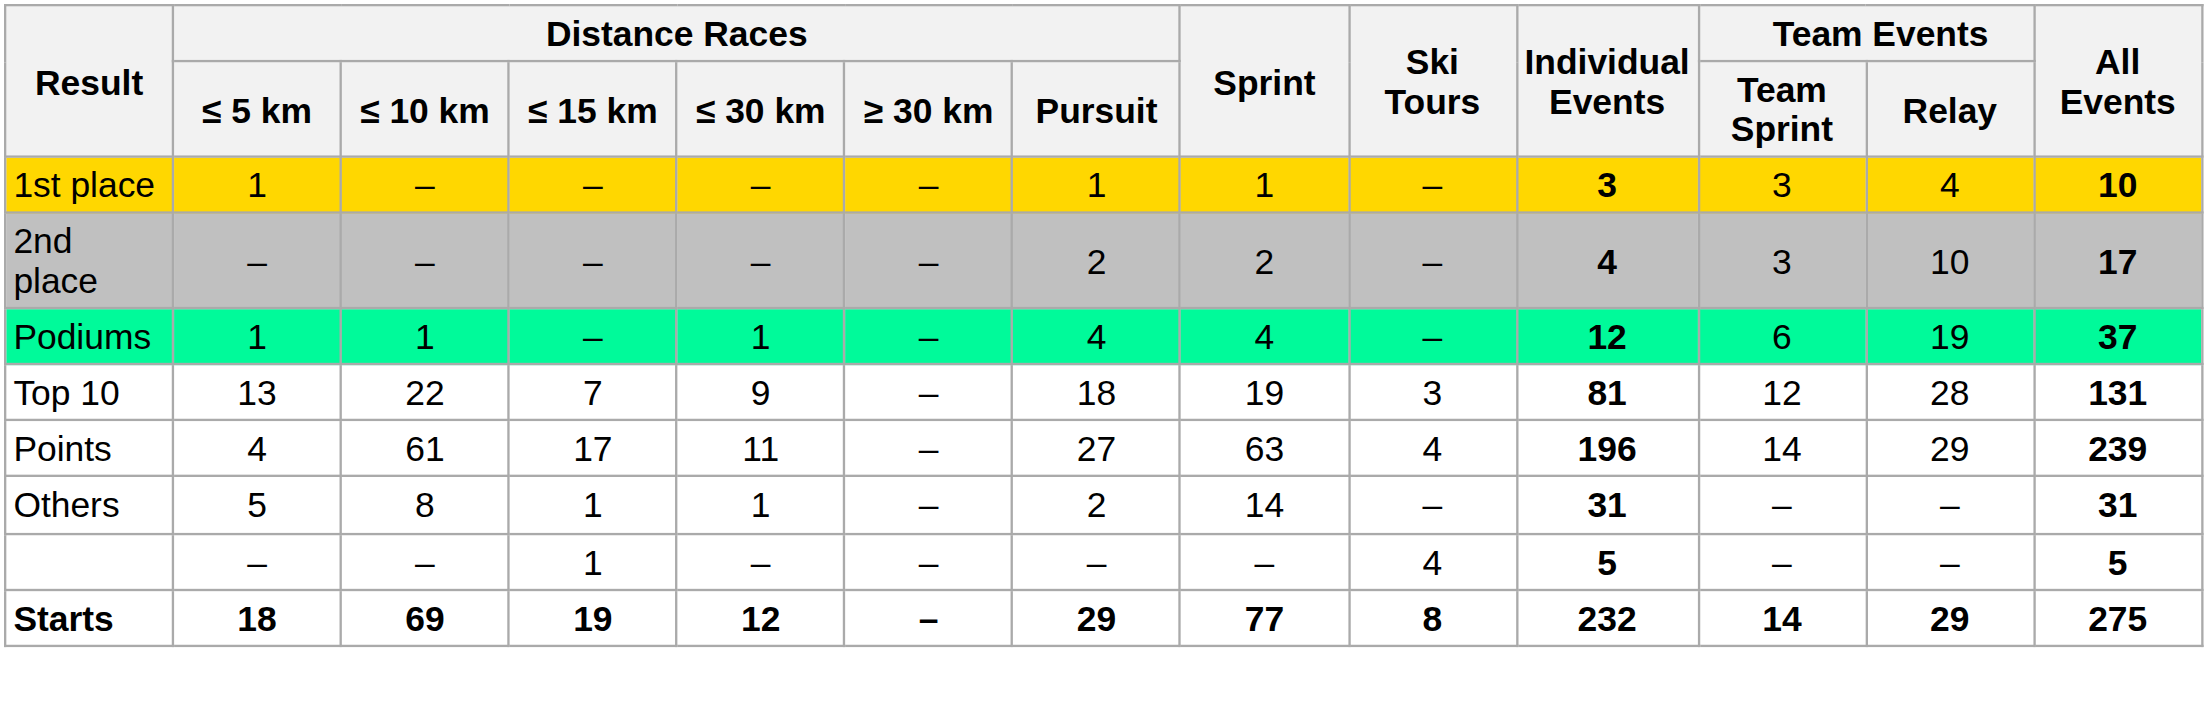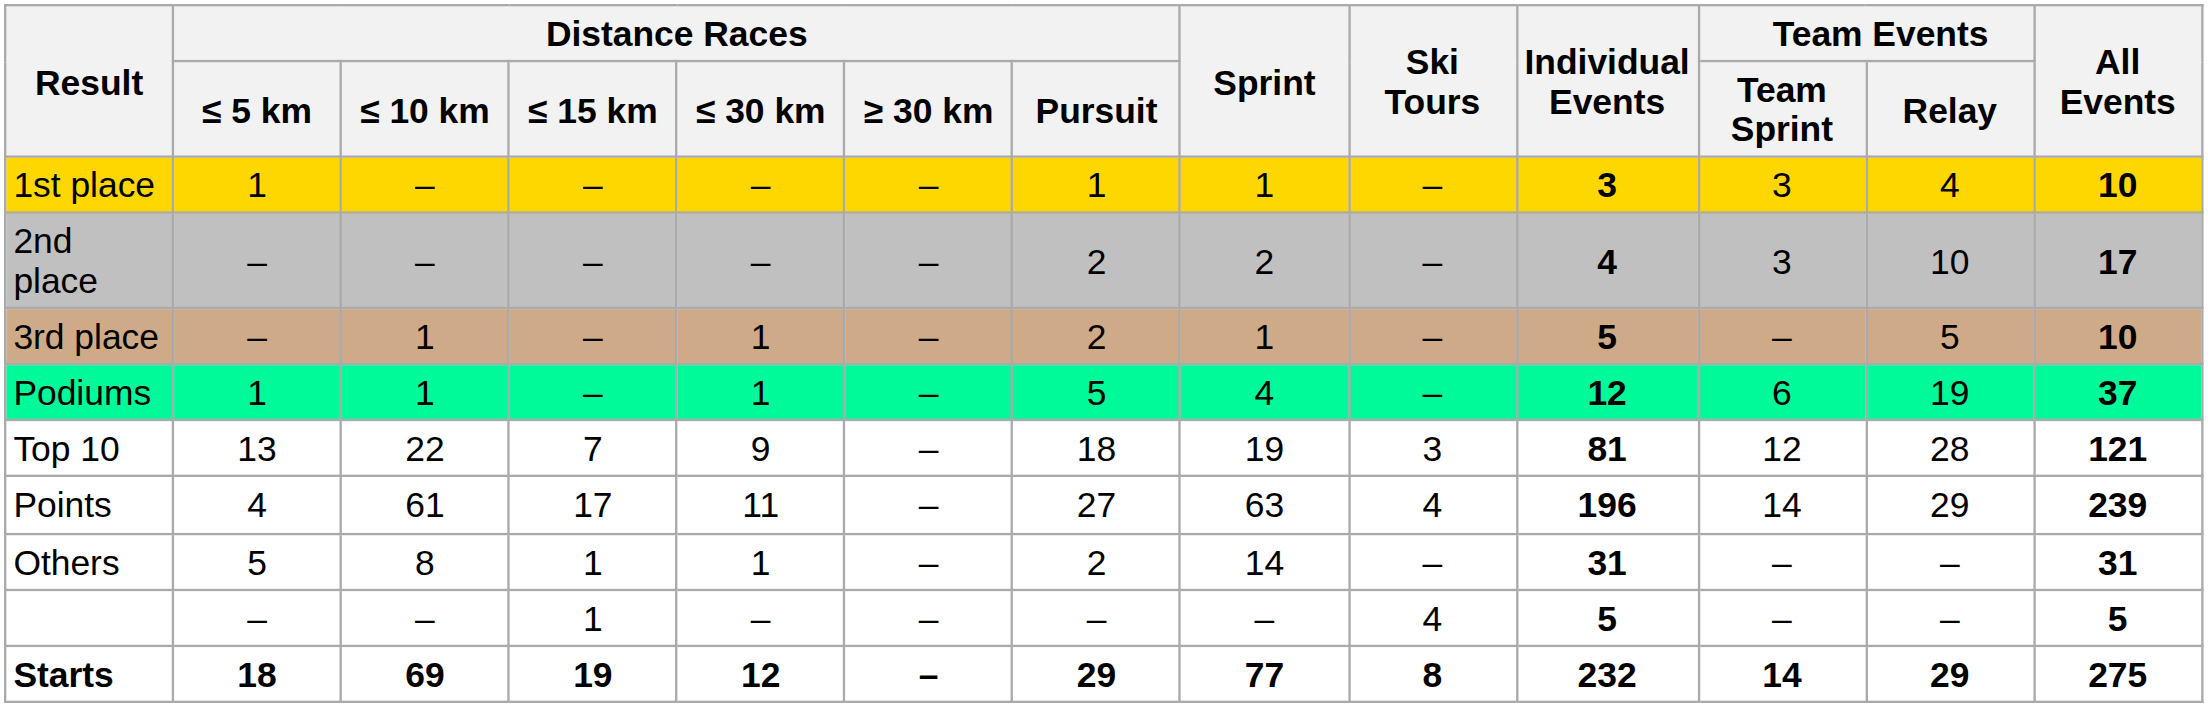+ row: (86, 337)
(1097, 337) 4 -> (1097, 393) 5
(2118, 393) 131 -> (2118, 449) 121
